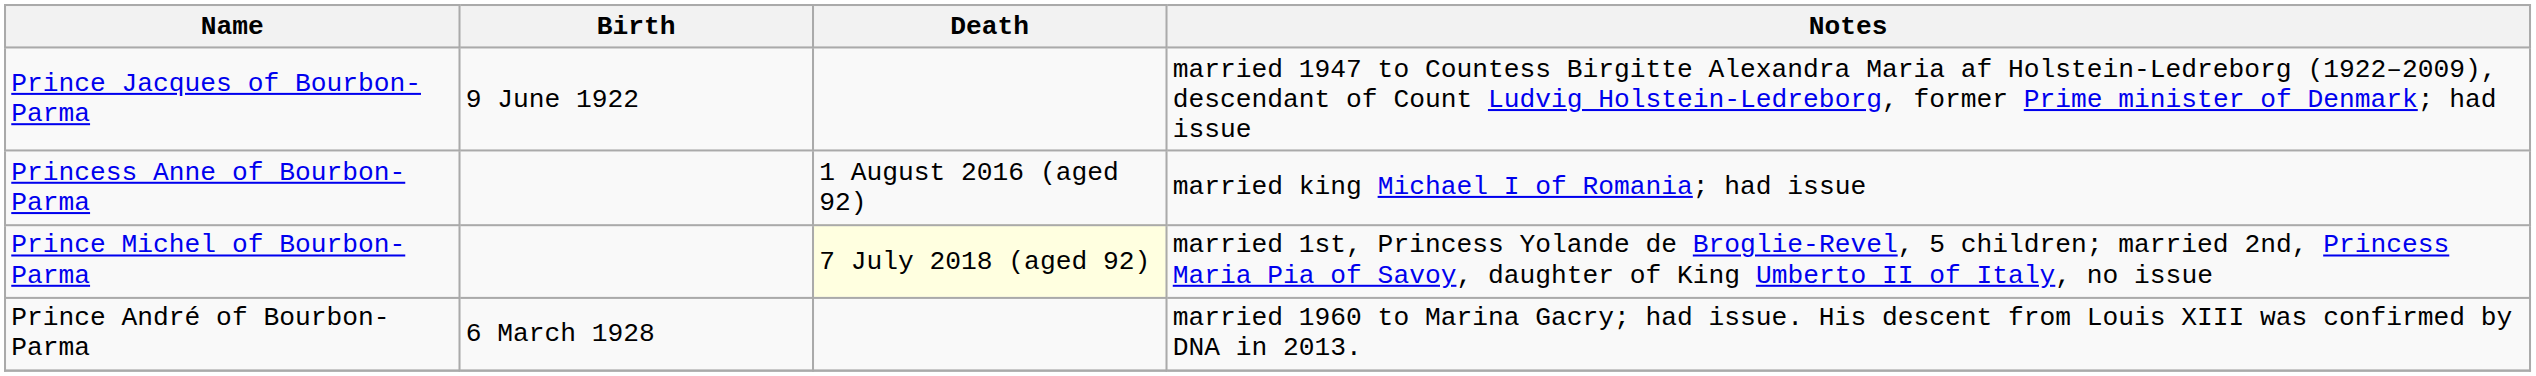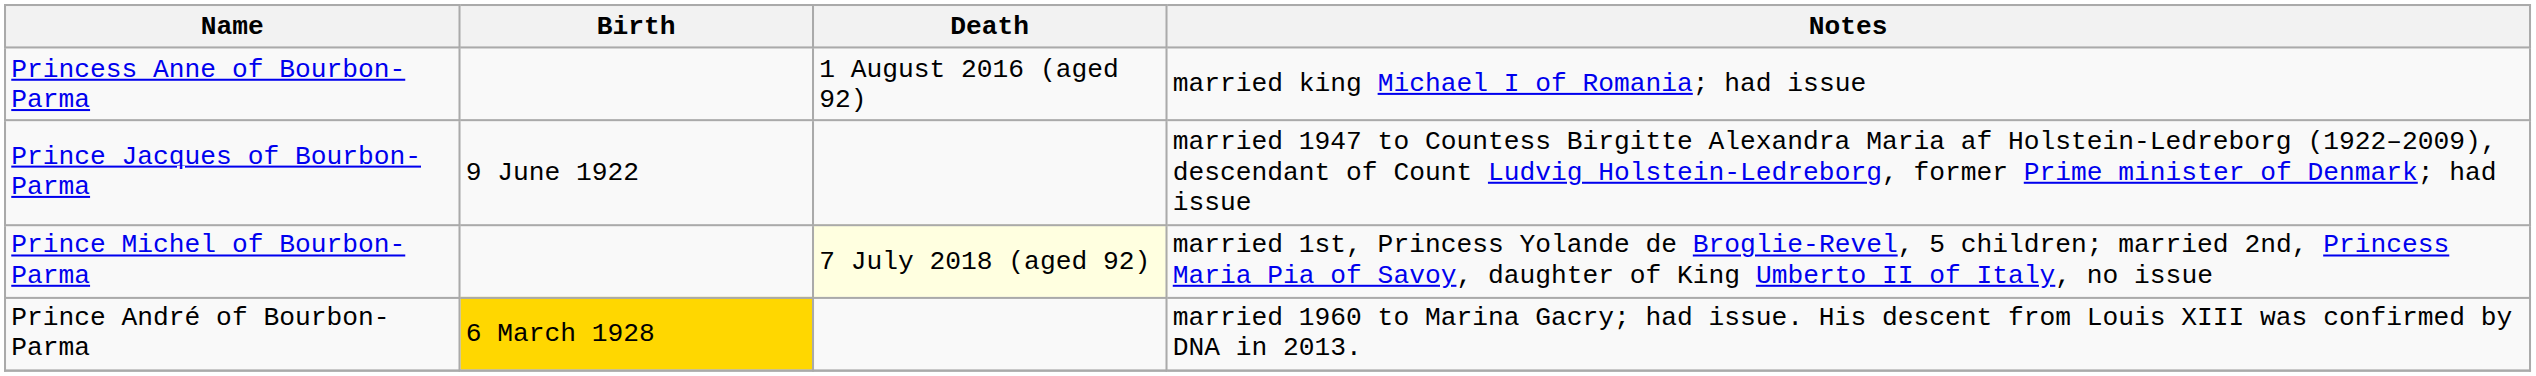rows swapped: (216, 100) <-> (208, 188)
(560, 334) no background -> (560, 334) gold background
